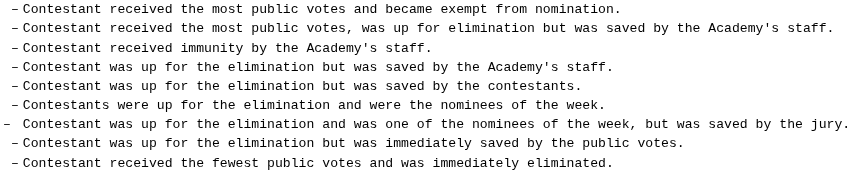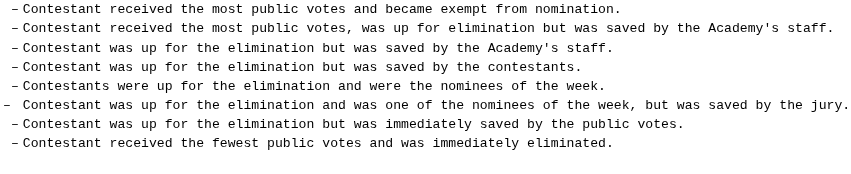- row: (228, 48)
